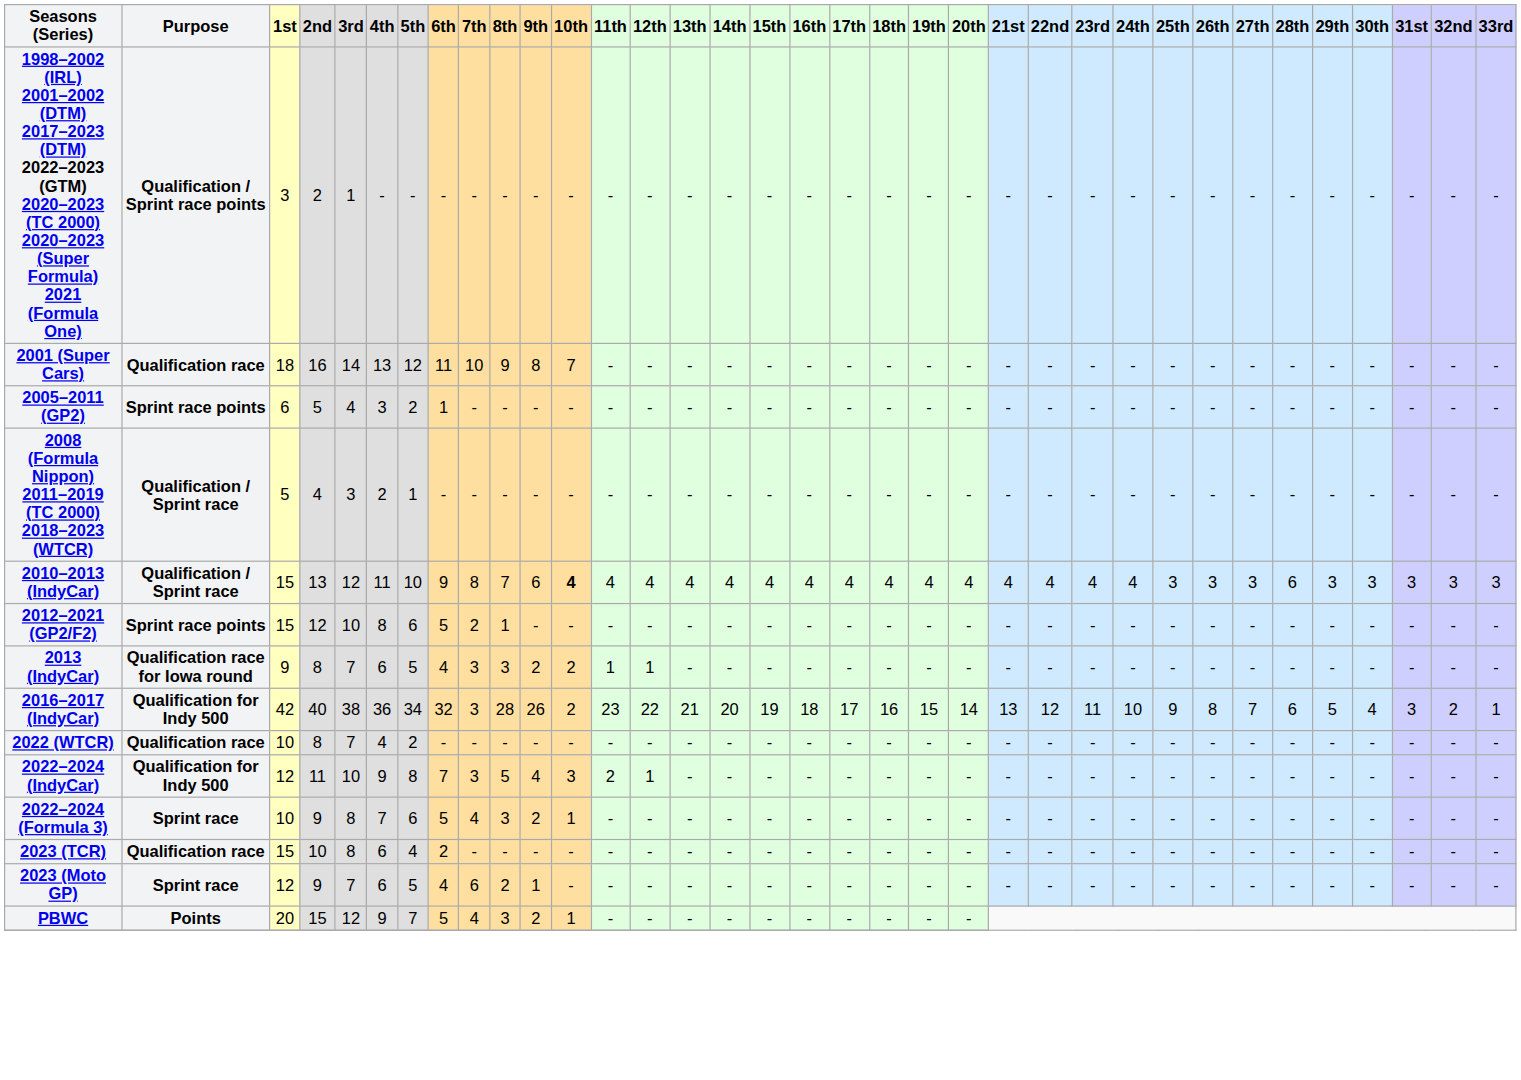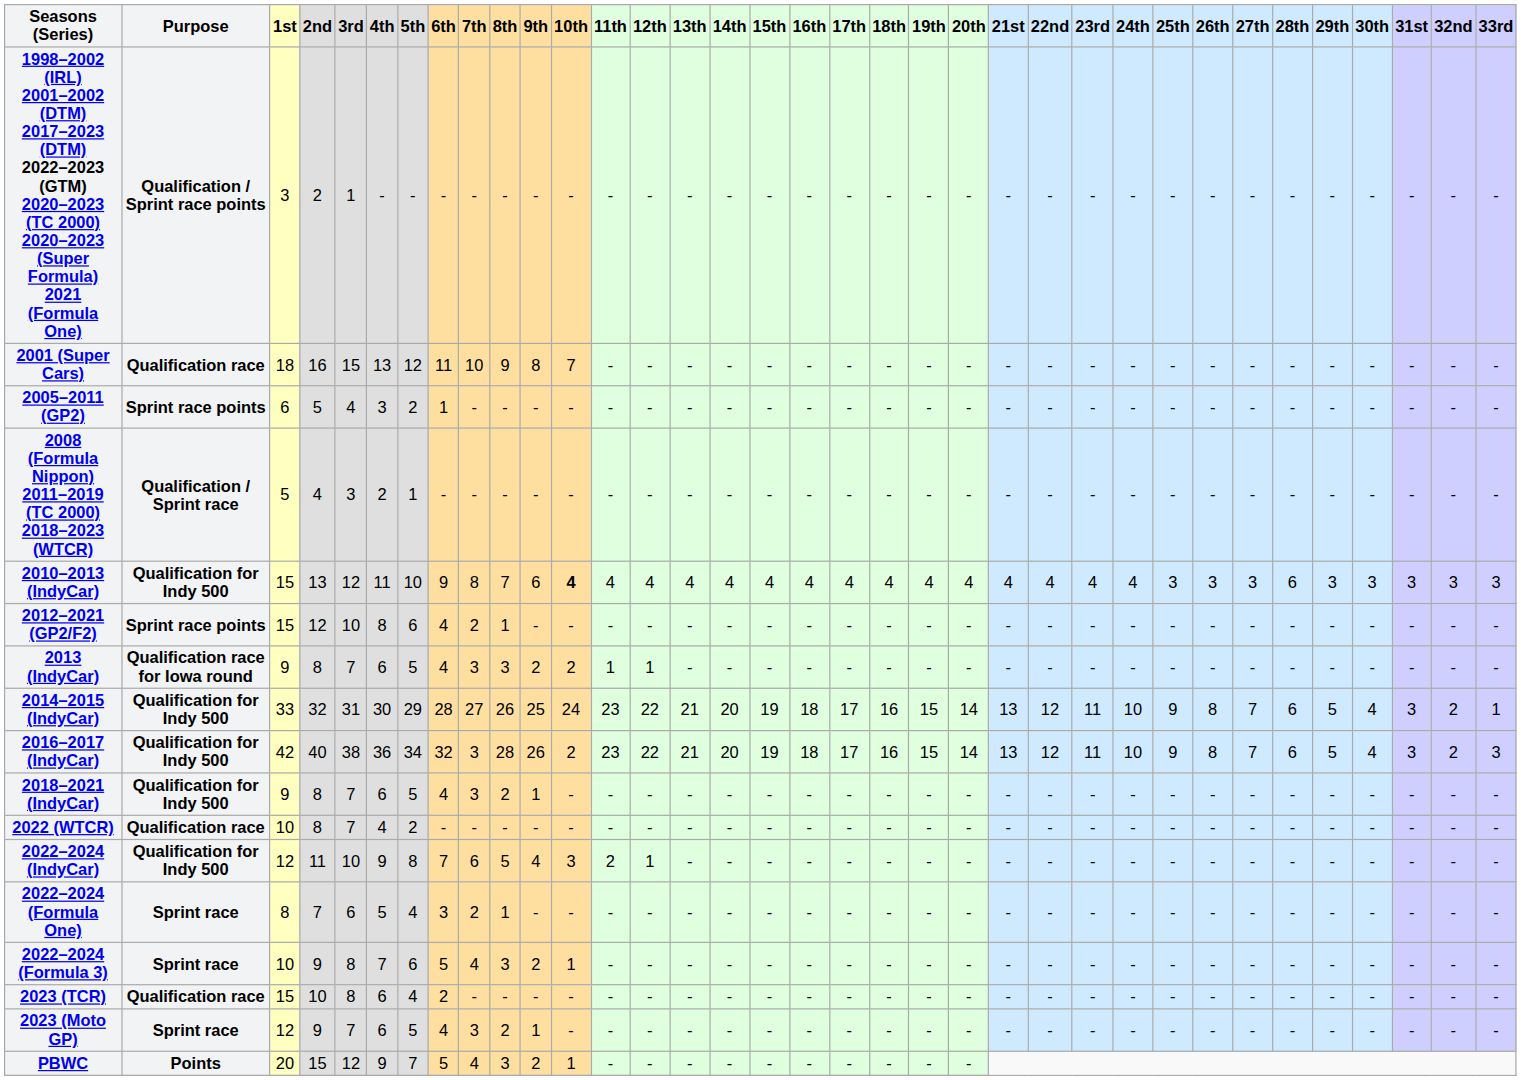(351, 365) 14 -> (351, 365) 15
(196, 582) Qualification / Sprint race -> (196, 582) Qualification for Indy 500
(444, 625) 5 -> (444, 625) 4
+ row: (63, 709)
(1496, 709) 1 -> (1496, 752) 3
+ row: (63, 794)
(474, 776) 3 -> (474, 861) 6
+ row: (63, 912)
(474, 885) 6 -> (474, 1030) 3
